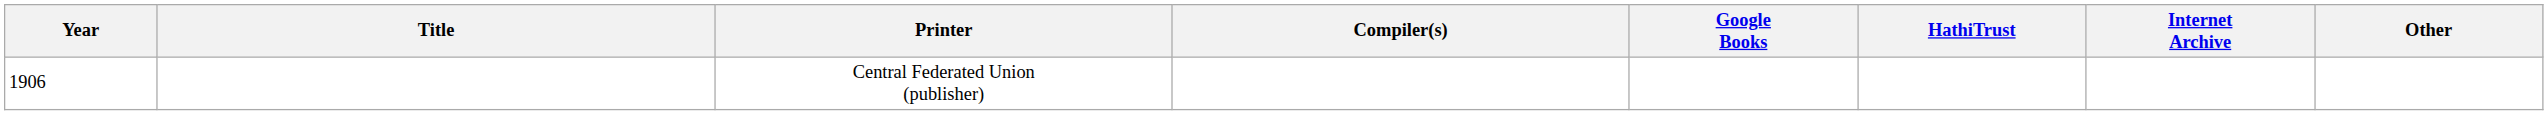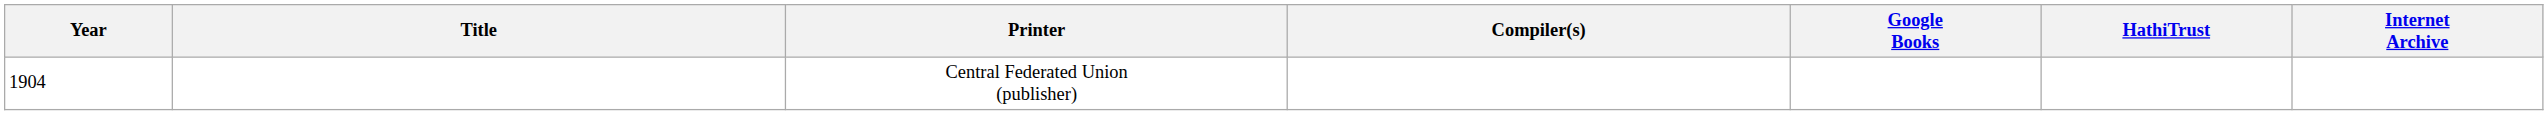- column: (2429, 30)
(27, 83) 1906 -> (27, 83) 1904
